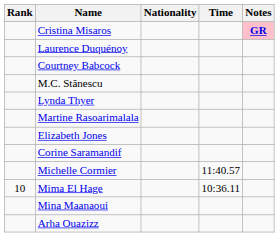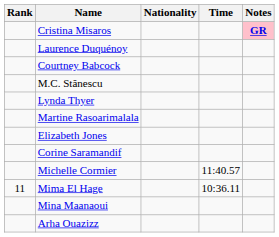(20, 188) 10 -> (20, 188) 11
